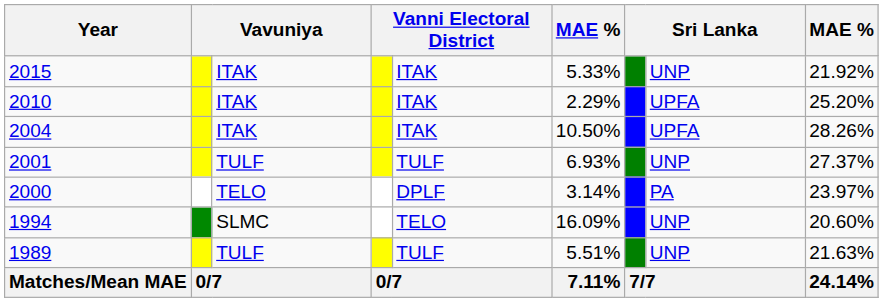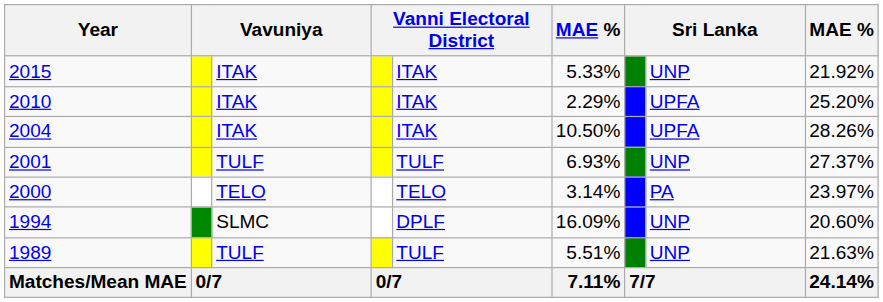(421, 191) DPLF -> (421, 191) TELO
(421, 222) TELO -> (421, 222) DPLF
